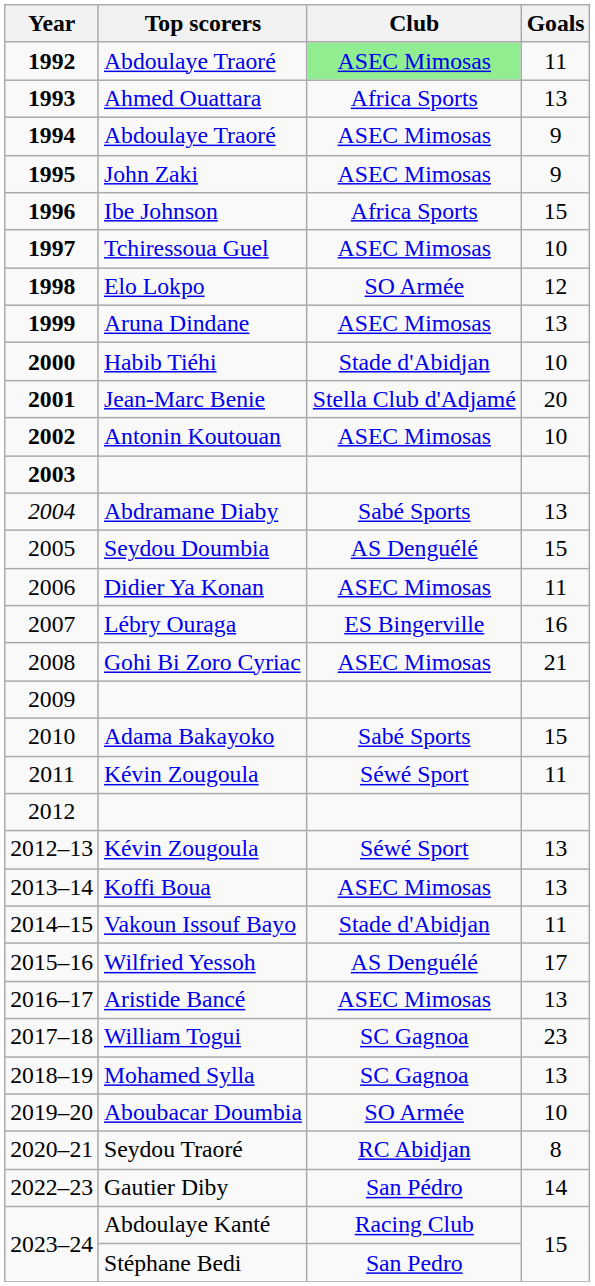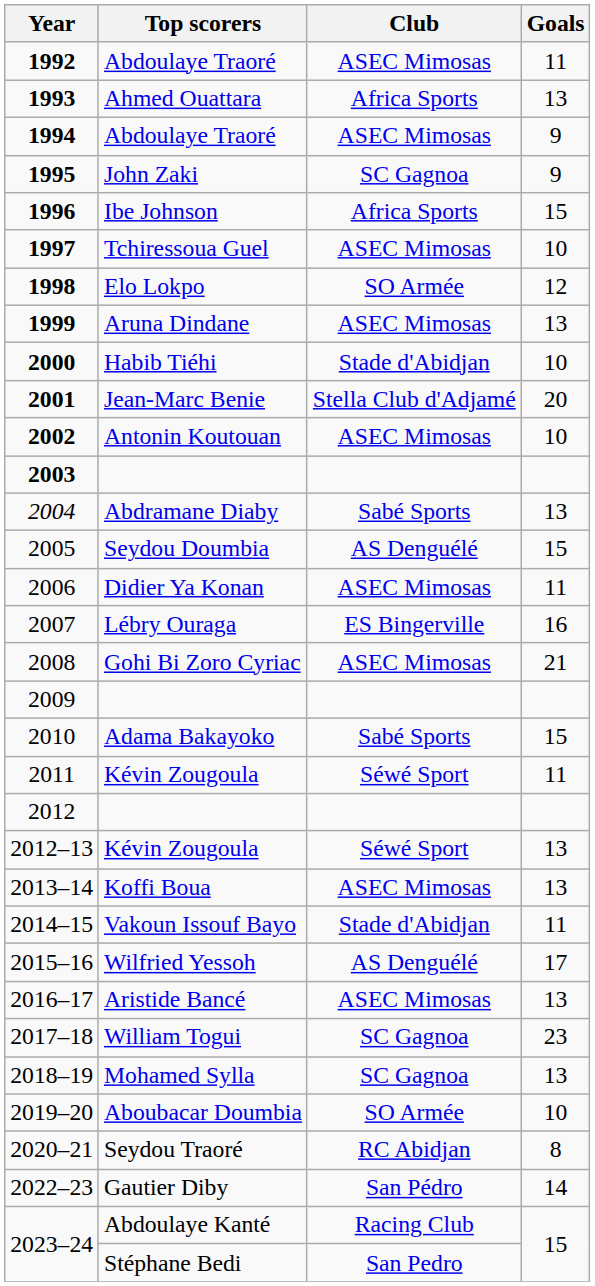(414, 60) lightgreen background -> (414, 60) no background
(414, 173) ASEC Mimosas -> (414, 173) SC Gagnoa
